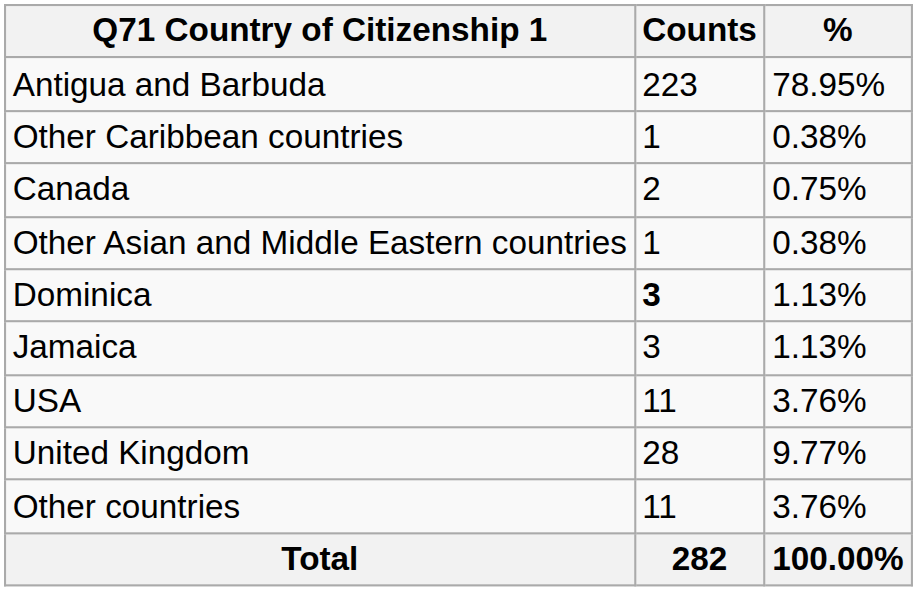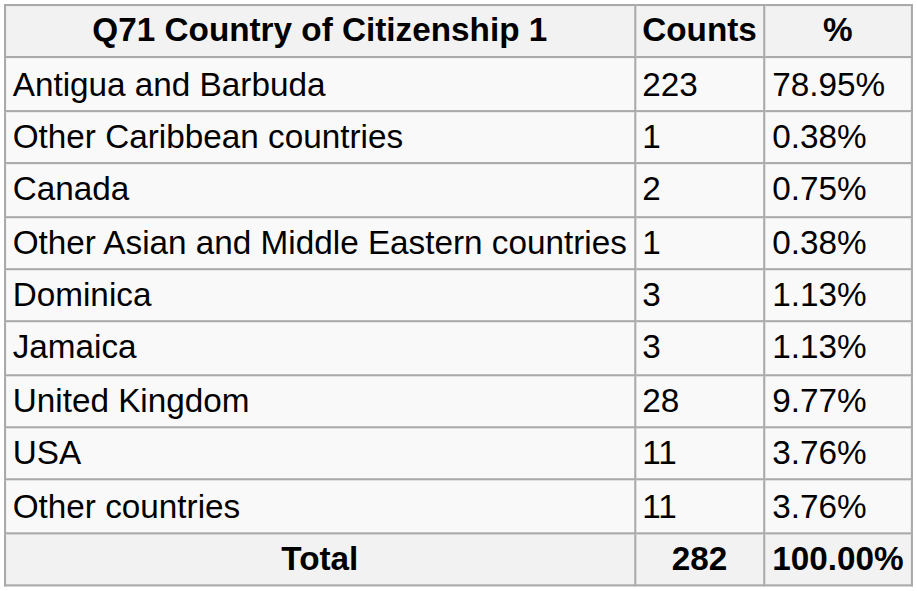(651, 294) bold -> (651, 294) normal
rows swapped: (131, 453) <-> (47, 400)
